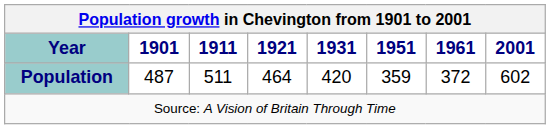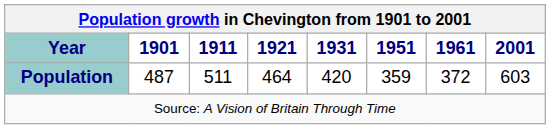(515, 78) 602 -> (515, 78) 603
